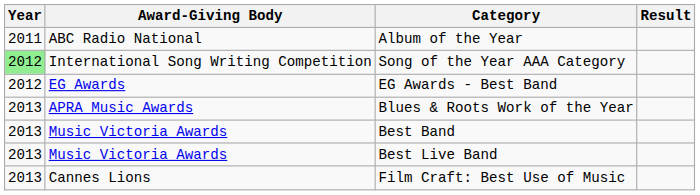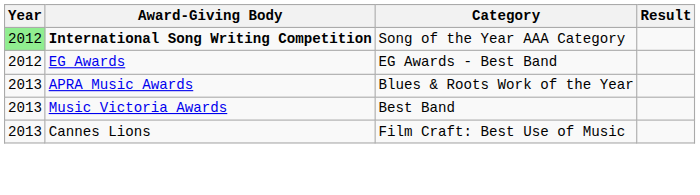- row: (451, 39)
(210, 62) normal -> (210, 39) bold
- row: (438, 155)
